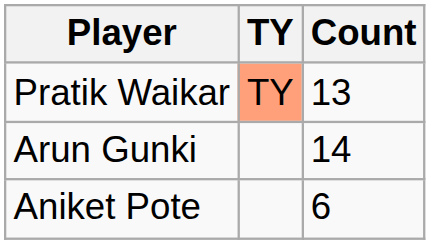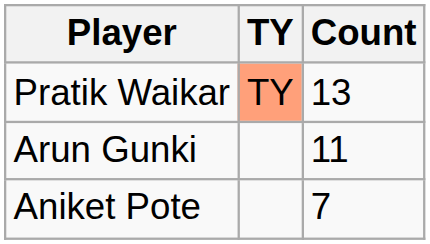(331, 149) 14 -> (330, 149) 11
(321, 207) 6 -> (321, 207) 7
